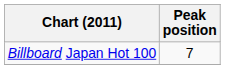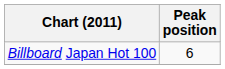(190, 53) 7 -> (190, 53) 6
